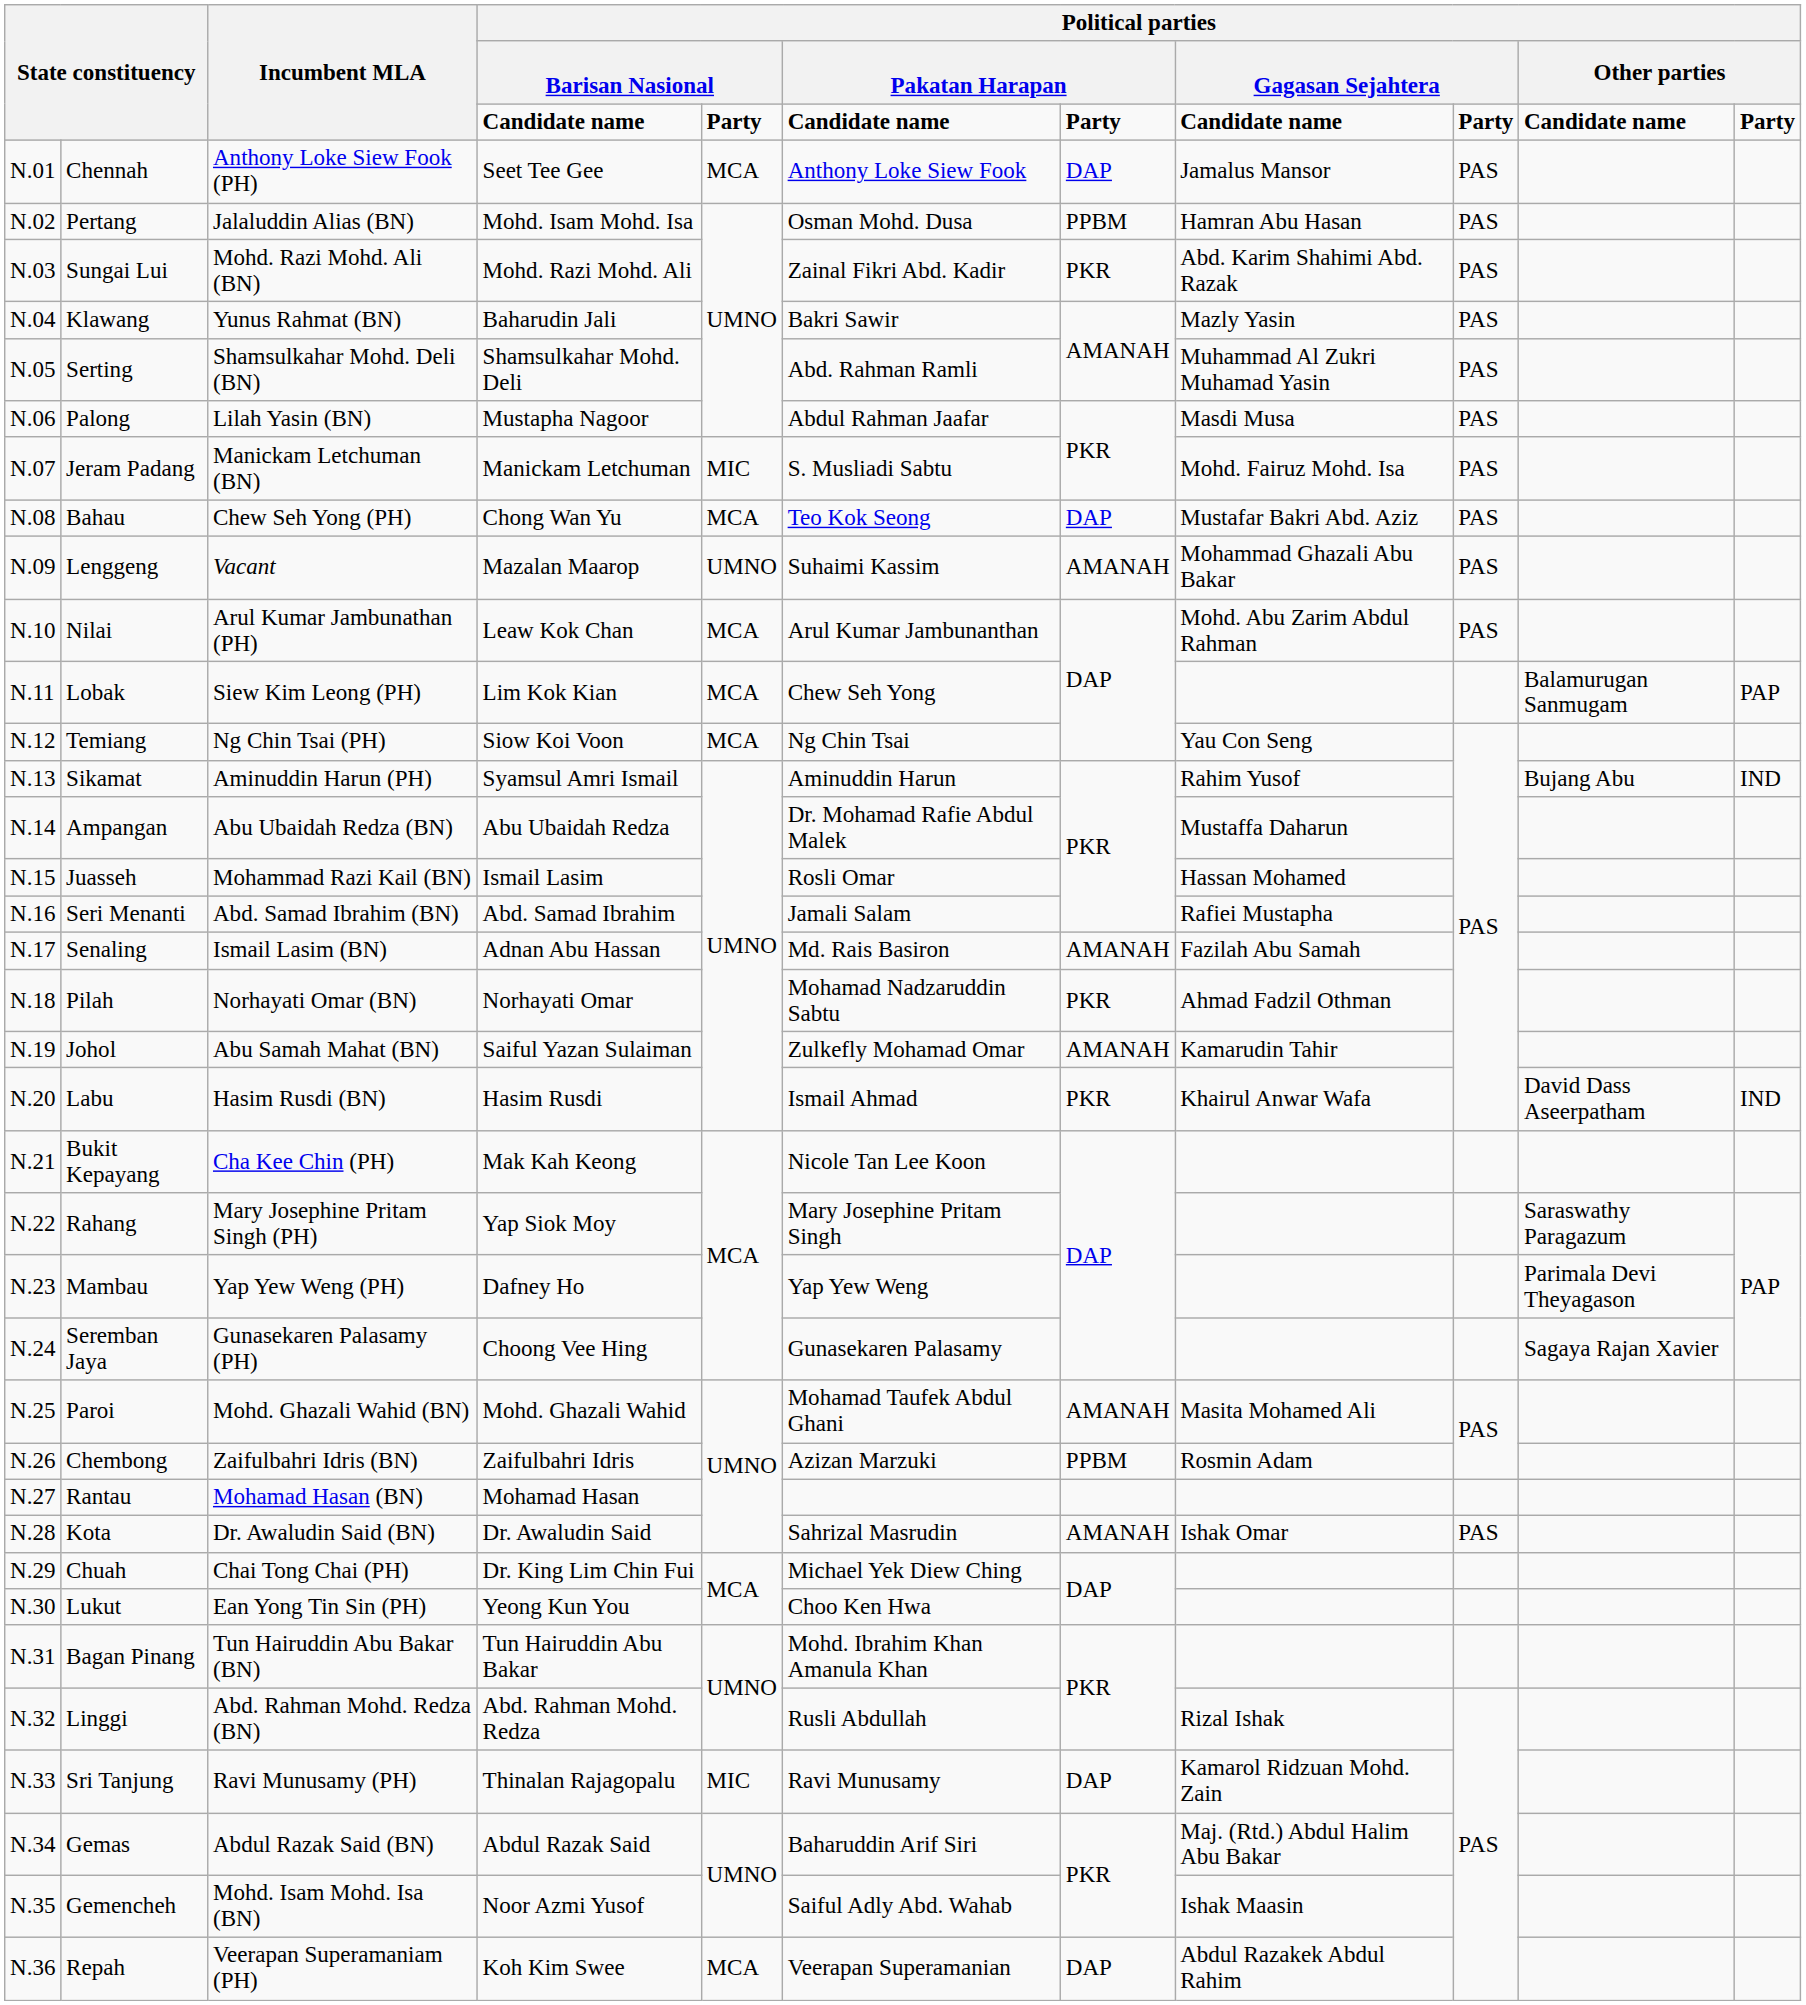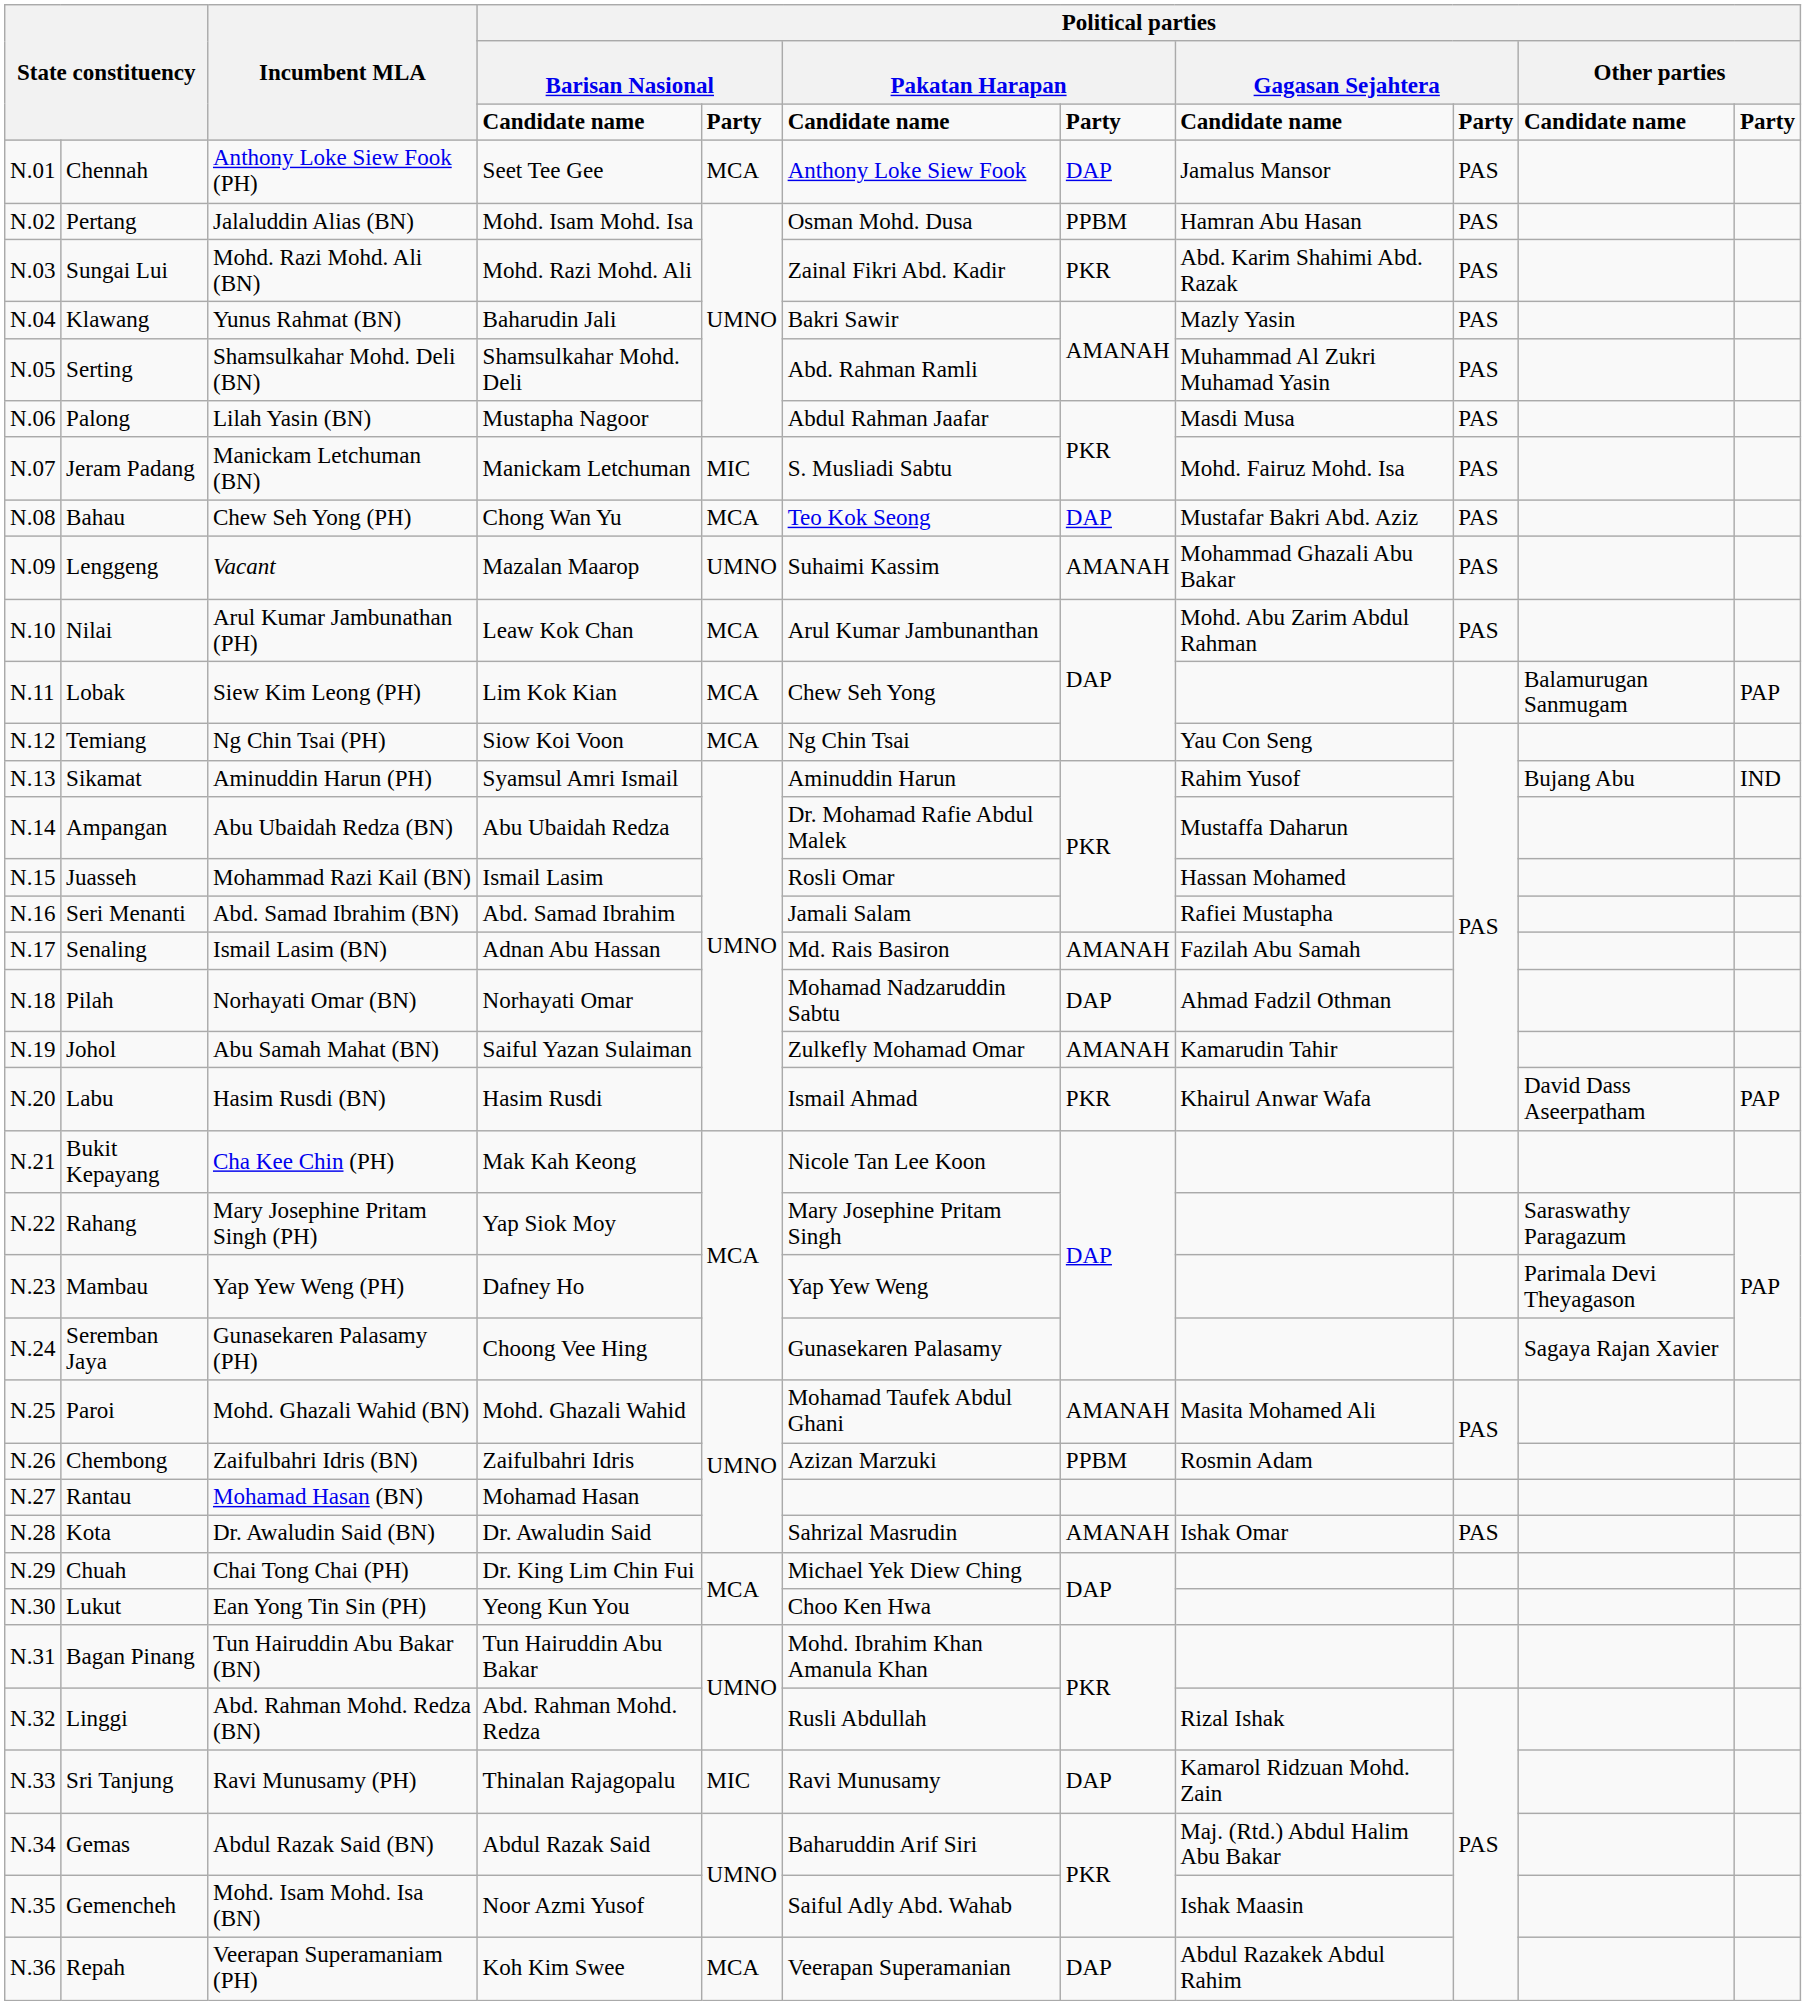(1088, 999) PKR -> (1089, 999) DAP
(1760, 1098) IND -> (1760, 1098) PAP
